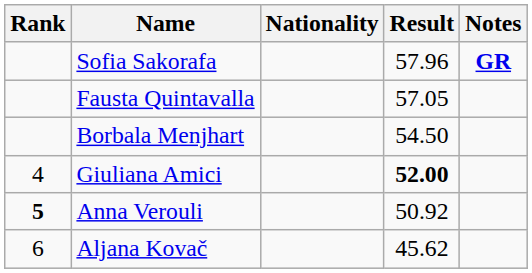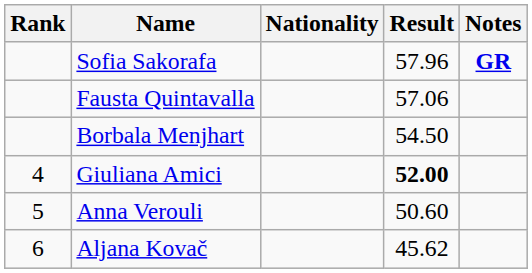(422, 98) 57.05 -> (422, 98) 57.06
(38, 211) bold -> (38, 211) normal
(422, 211) 50.92 -> (422, 211) 50.60
